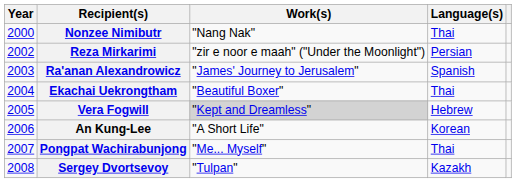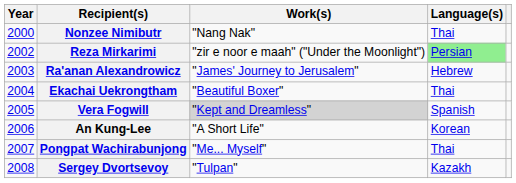(451, 52) no background -> (451, 52) lightgreen background
(453, 71) Spanish -> (452, 71) Hebrew
(452, 110) Hebrew -> (453, 110) Spanish
